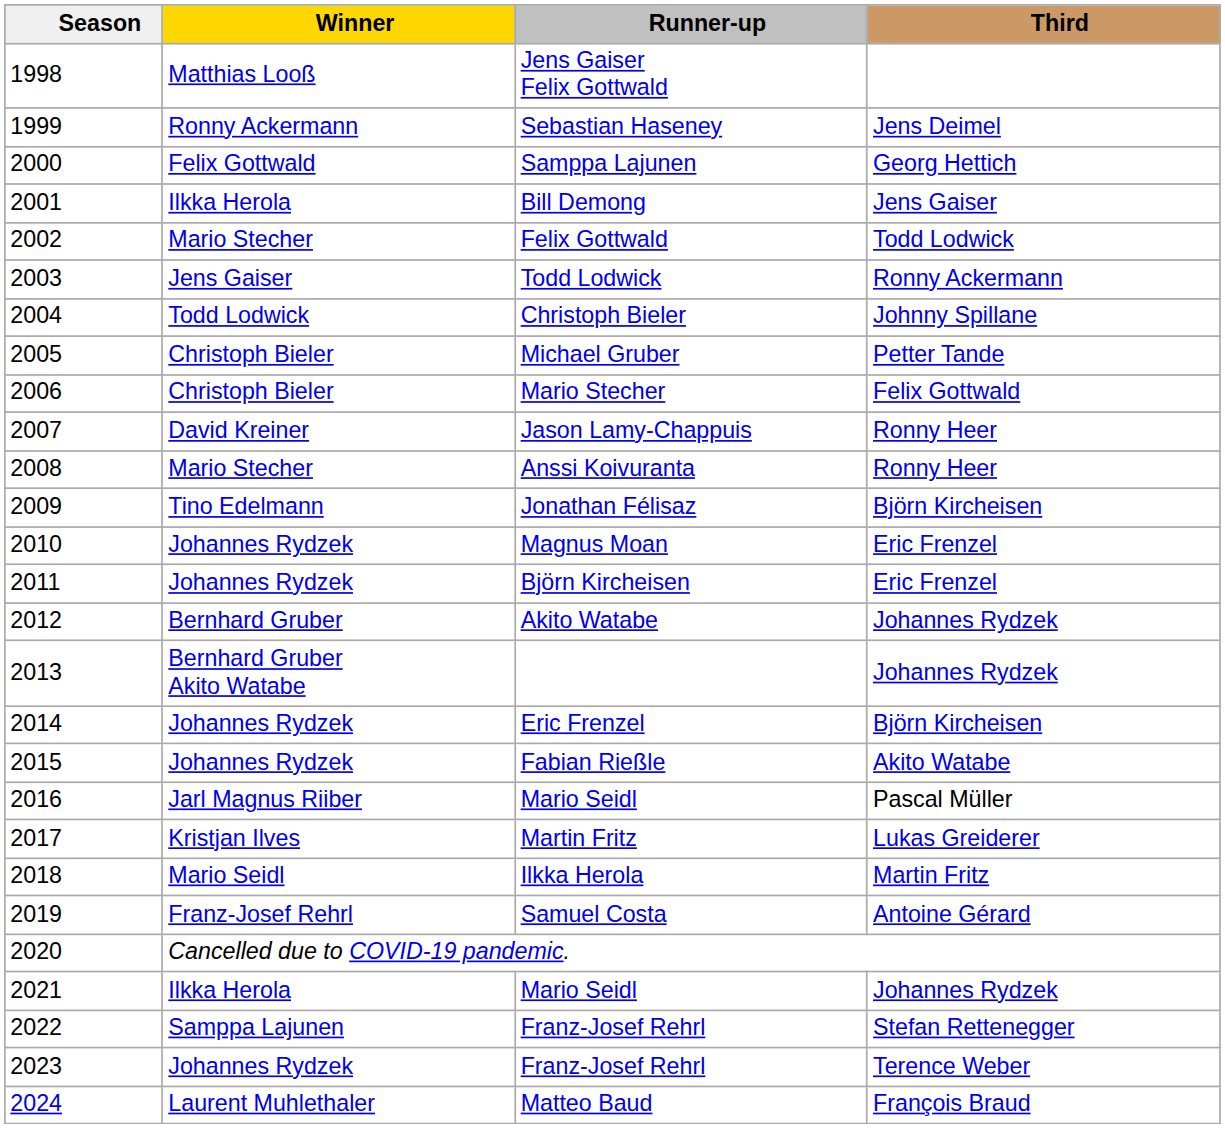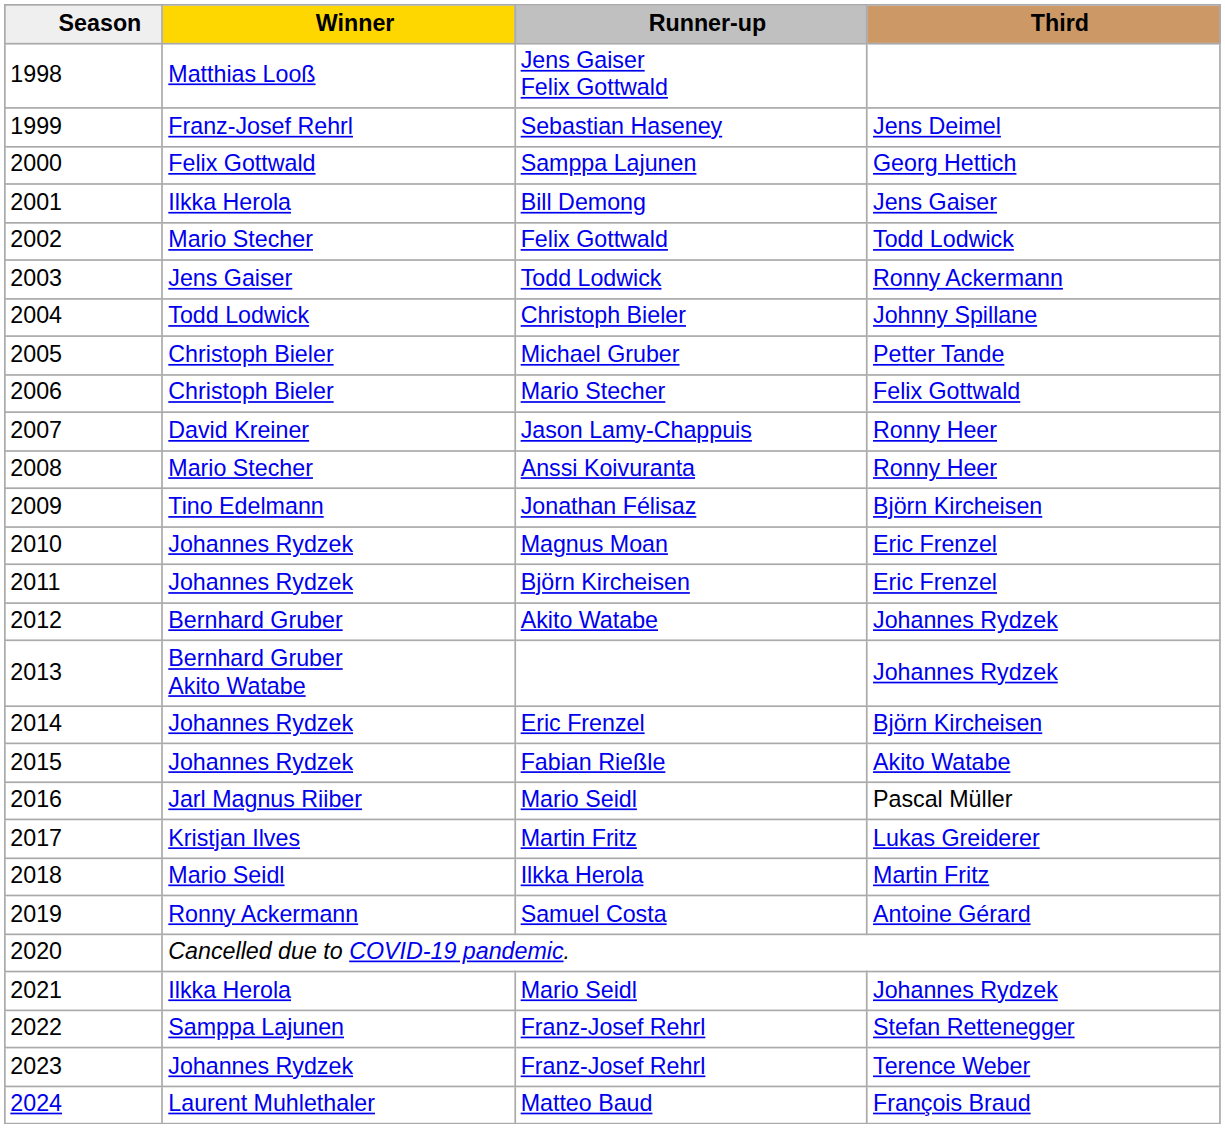(263, 126) Ronny Ackermann -> (261, 126) Franz-Josef Rehrl
(261, 913) Franz-Josef Rehrl -> (263, 913) Ronny Ackermann
